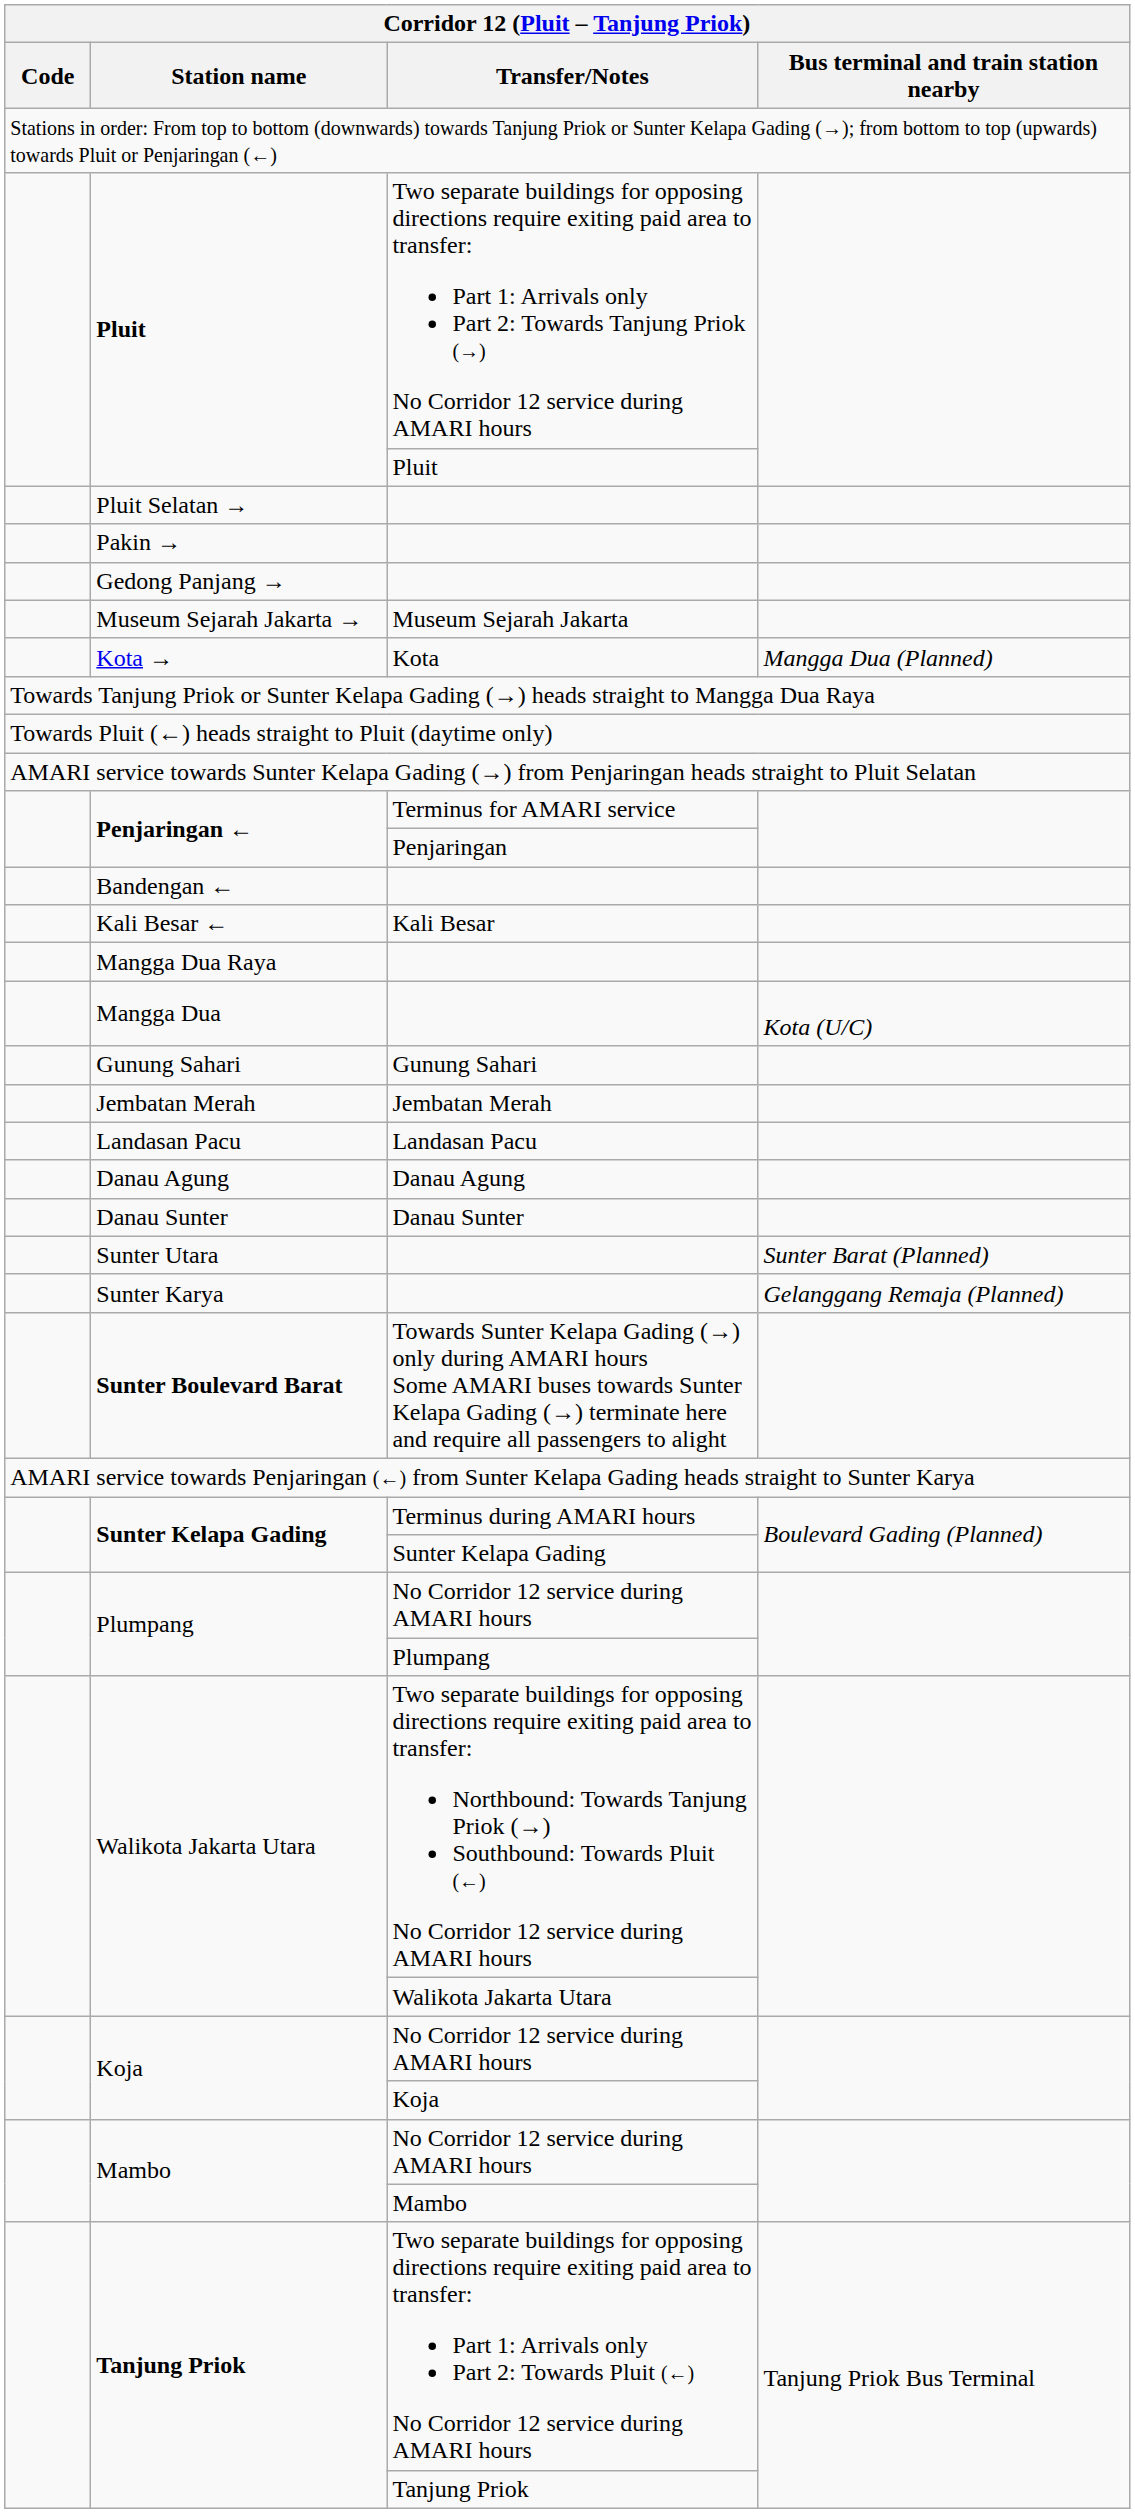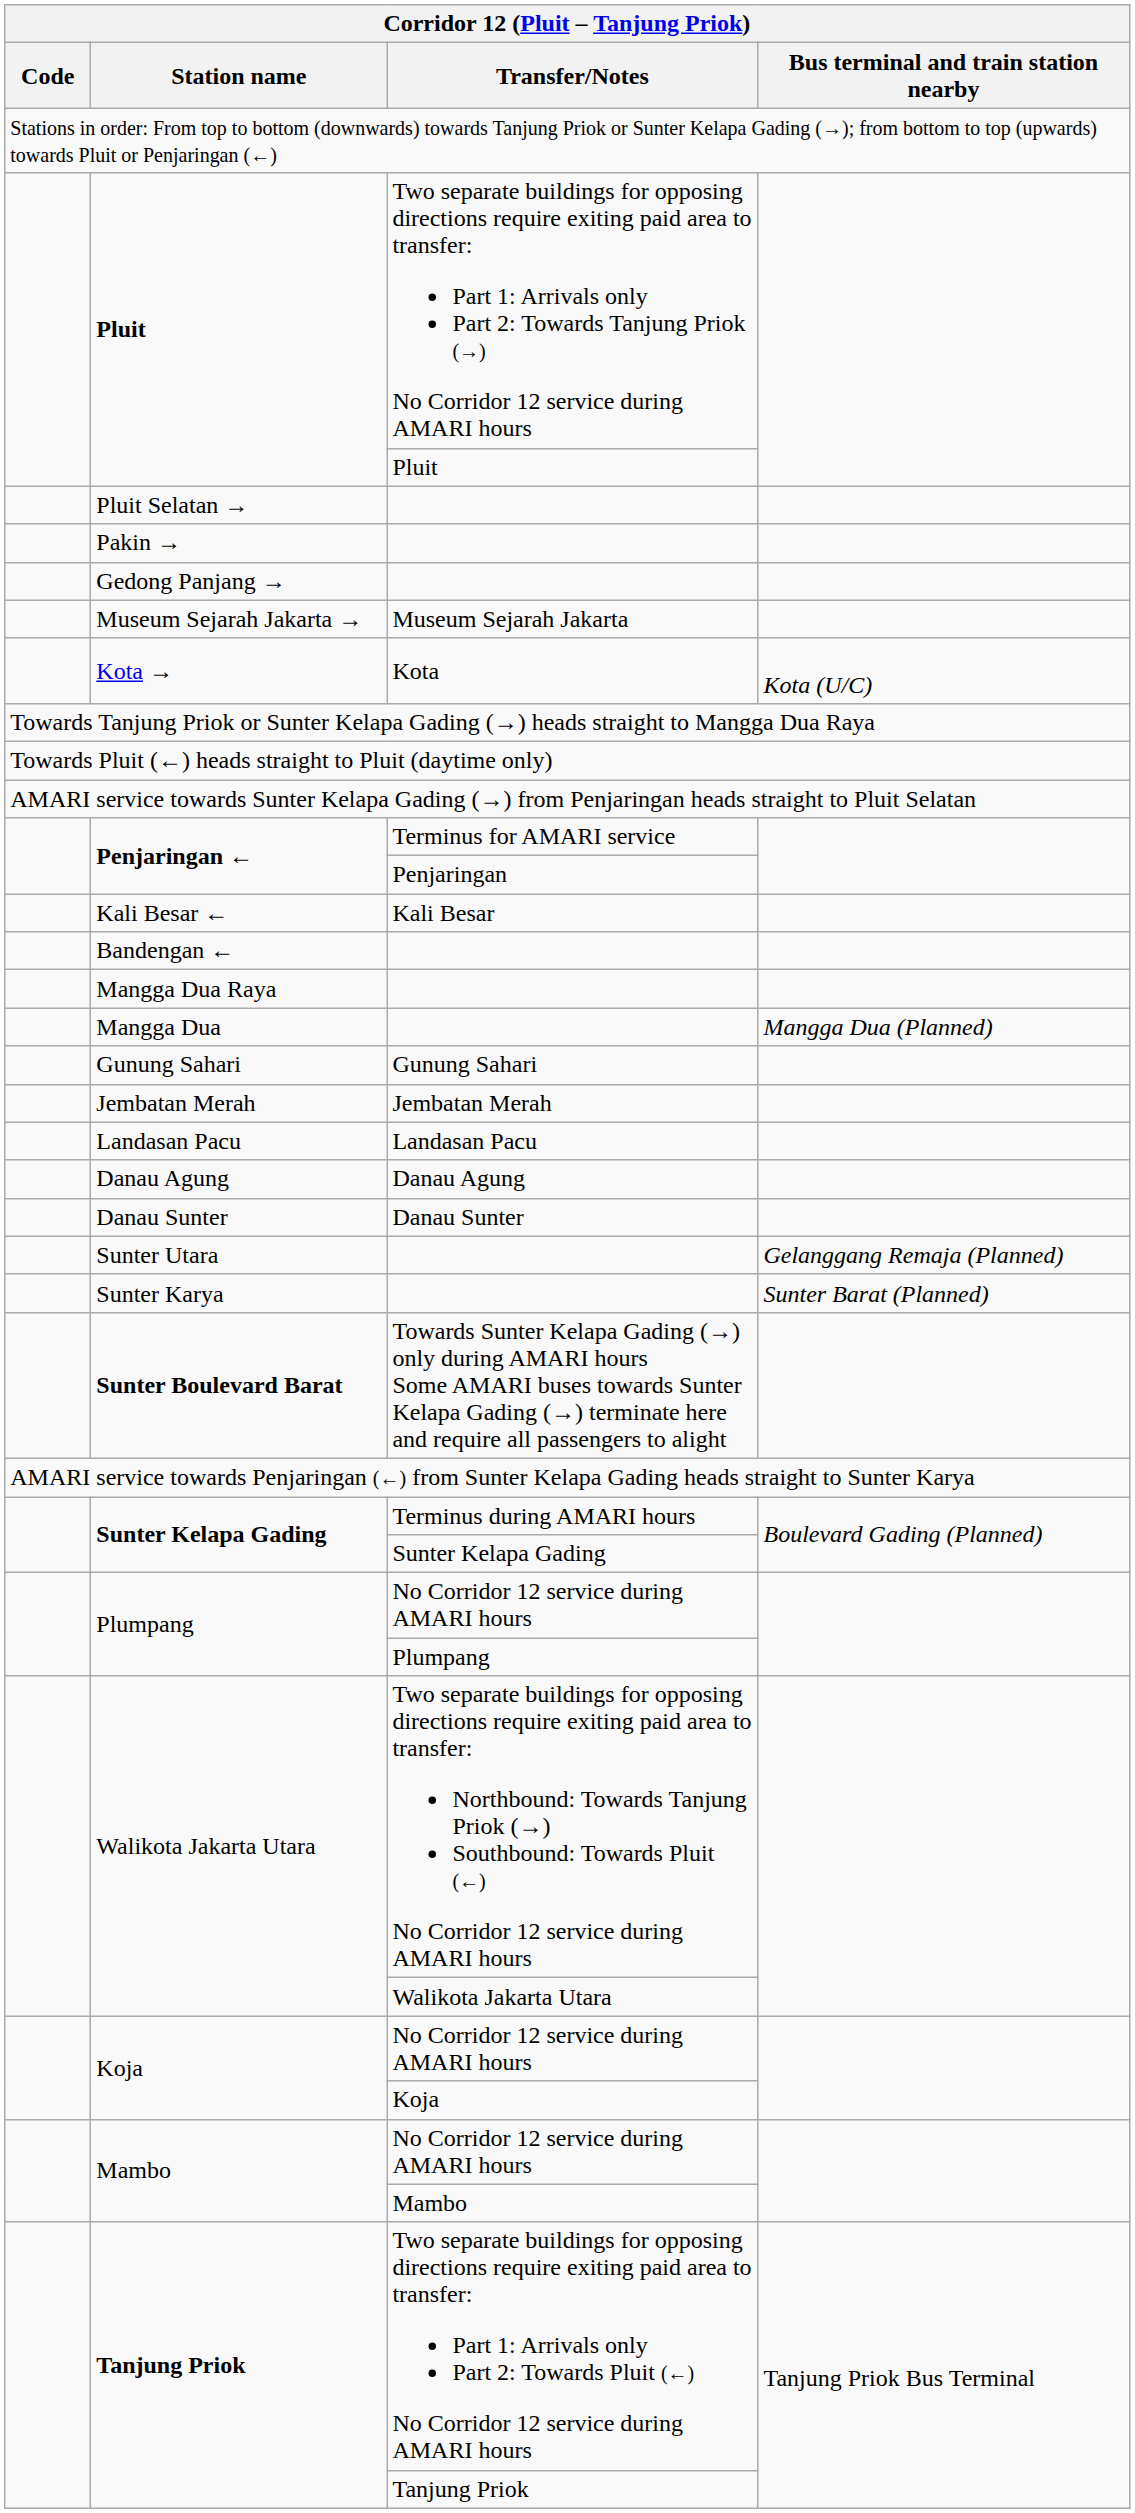(878, 657) Mangga Dua (Planned) -> (818, 684) Kota (U/C)
rows swapped: (165, 885) <-> (162, 923)
(818, 1026) Kota (U/C) -> (878, 1026) Mangga Dua (Planned)
(876, 1255) Sunter Barat (Planned) -> (913, 1255) Gelanggang Remaja (Planned)
(913, 1293) Gelanggang Remaja (Planned) -> (876, 1293) Sunter Barat (Planned)
